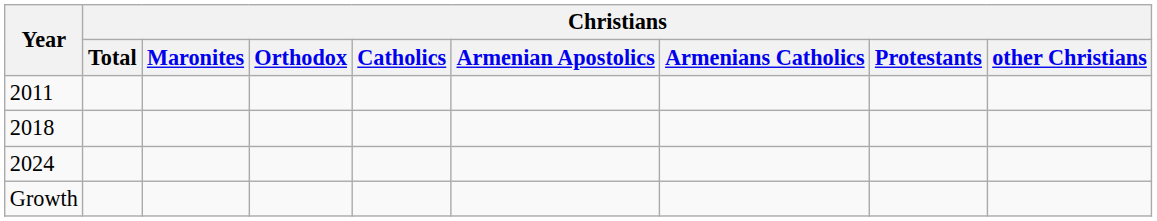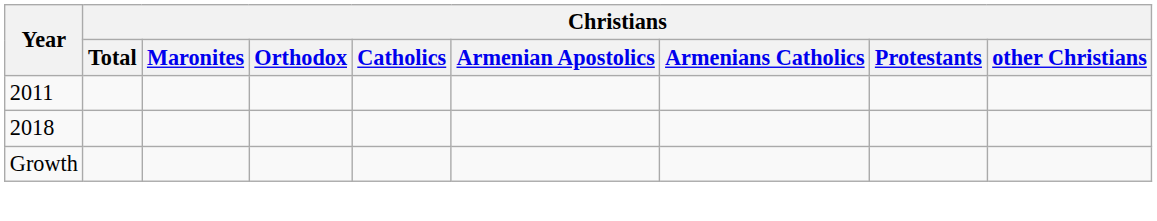- row: (32, 163)
